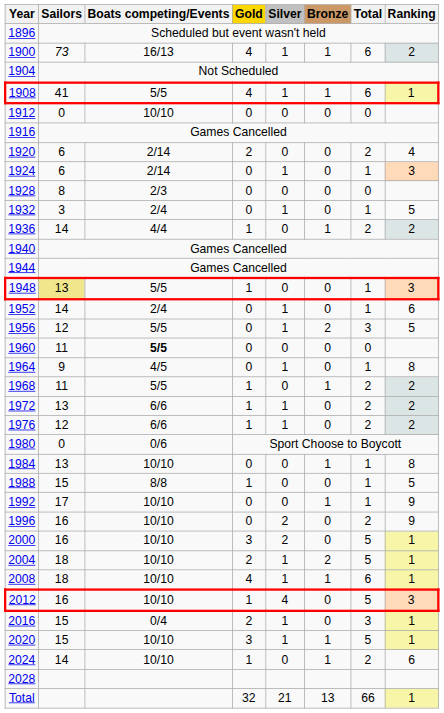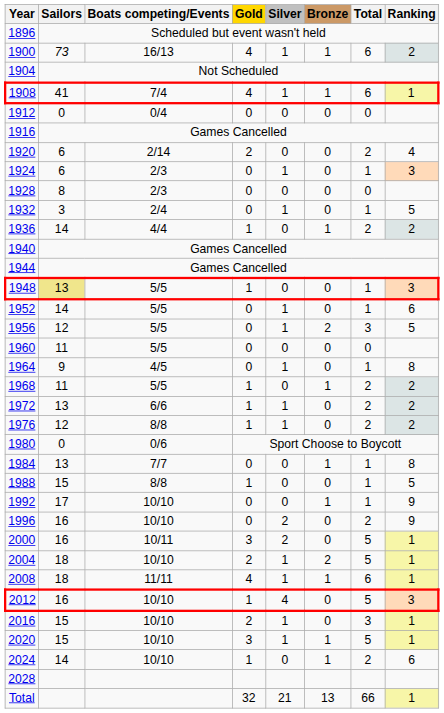(158, 92) 5/5 -> (158, 92) 7/4
(158, 113) 10/10 -> (158, 113) 0/4
(158, 171) 2/14 -> (158, 171) 2/3
(158, 309) 2/4 -> (158, 309) 5/5
(158, 348) bold -> (158, 348) normal
(158, 425) 6/6 -> (158, 425) 8/8
(158, 463) 10/10 -> (158, 463) 7/7
(158, 540) 10/10 -> (158, 540) 10/11
(158, 579) 10/10 -> (158, 579) 11/11
(158, 621) 0/4 -> (158, 621) 10/10
